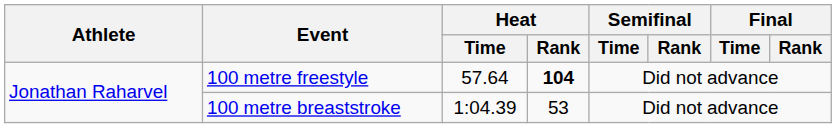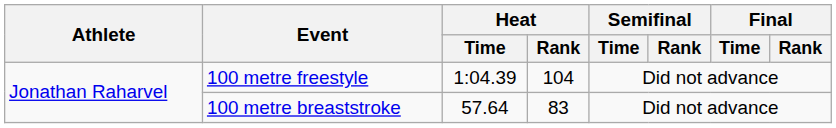(485, 78) 57.64 -> (485, 78) 1:04.39
(558, 78) bold -> (558, 78) normal
(485, 108) 1:04.39 -> (485, 108) 57.64
(558, 108) 53 -> (558, 108) 83
